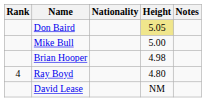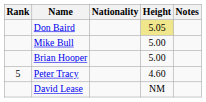(157, 58) 4.98 -> (157, 58) 5.00
- row: (54, 74)
+ row: (56, 74)
